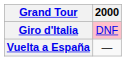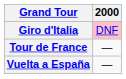+ row: (48, 47)
